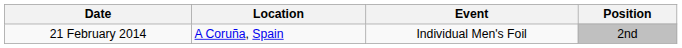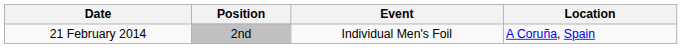columns swapped: (278, 14) <-> (627, 14)
